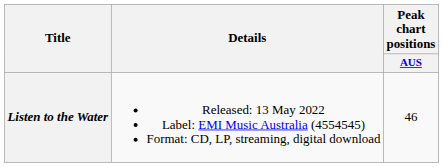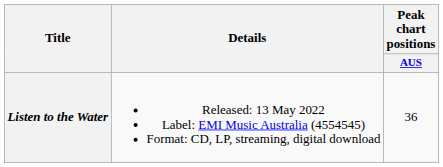(411, 117) 46 -> (411, 117) 36
